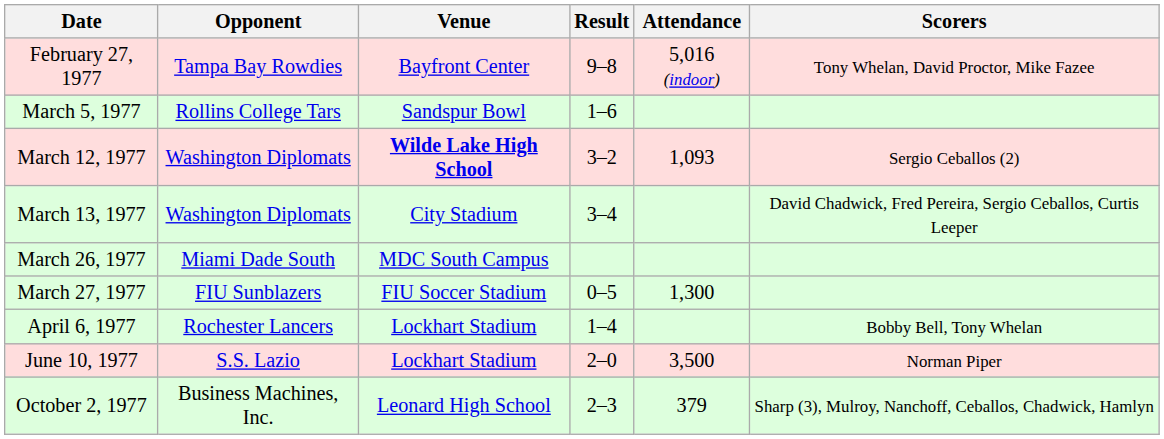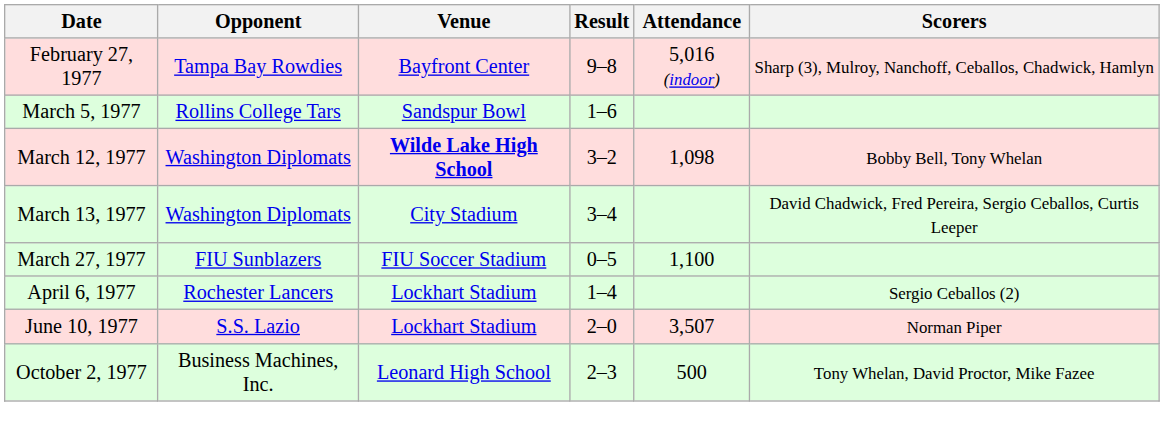(954, 68) Tony Whelan, David Proctor, Mike Fazee -> (954, 68) Sharp (3), Mulroy, Nanchoff, Ceballos, Chadwick, Hamlyn
(692, 157) 1,093 -> (692, 157) 1,098
(954, 159) Sergio Ceballos (2) -> (954, 159) Bobby Bell, Tony Whelan
- row: (81, 259)
(692, 293) 1,300 -> (692, 259) 1,100
(954, 328) Bobby Bell, Tony Whelan -> (954, 295) Sergio Ceballos (2)
(692, 359) 3,500 -> (692, 326) 3,507
(692, 405) 379 -> (692, 371) 500
(954, 407) Sharp (3), Mulroy, Nanchoff, Ceballos, Chadwick, Hamlyn -> (954, 373) Tony Whelan, David Proctor, Mike Fazee
